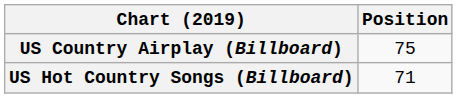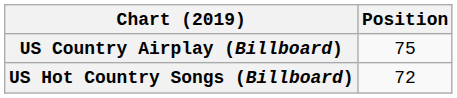(405, 78) 71 -> (405, 78) 72
